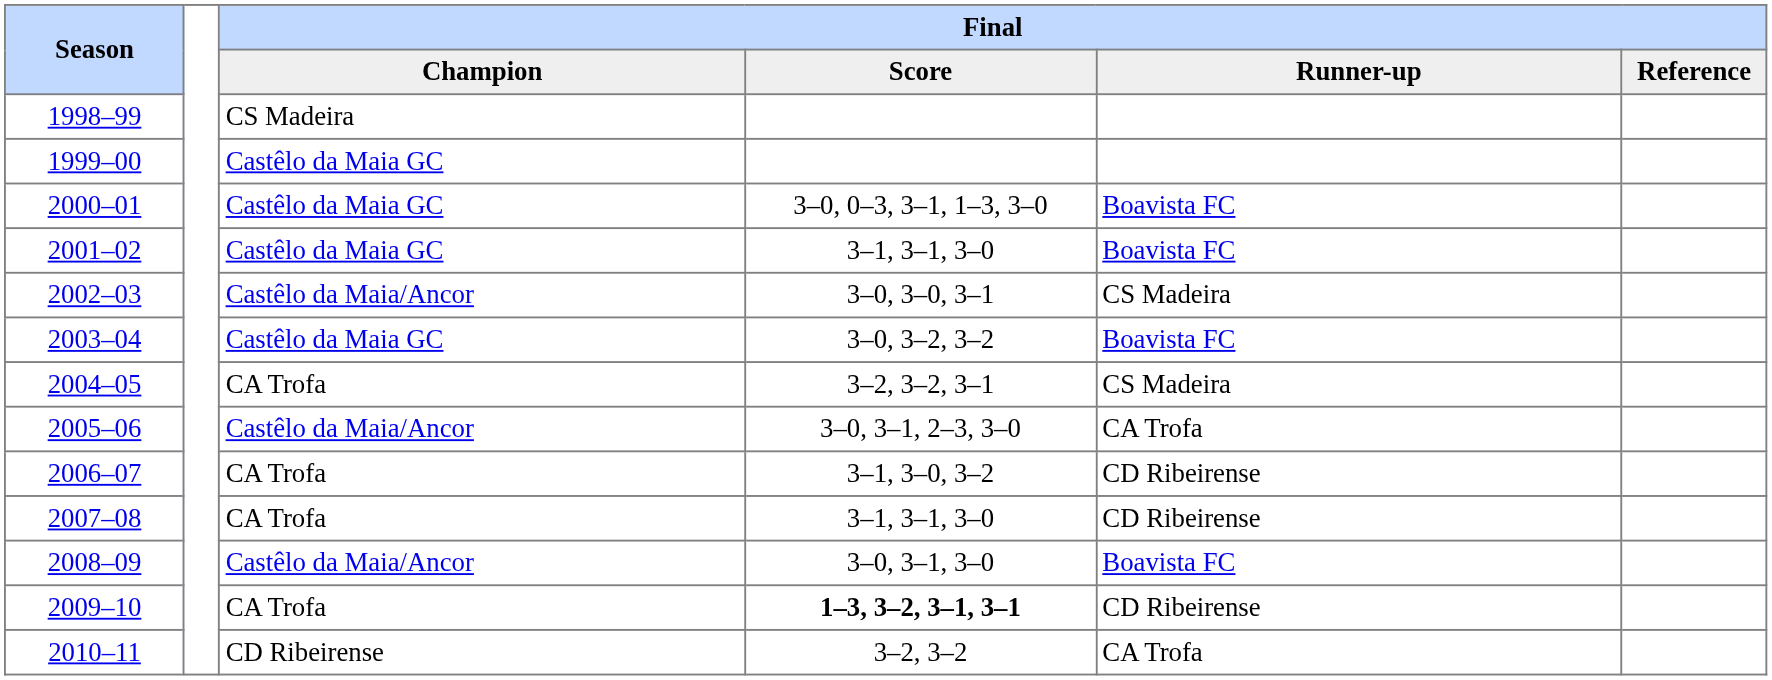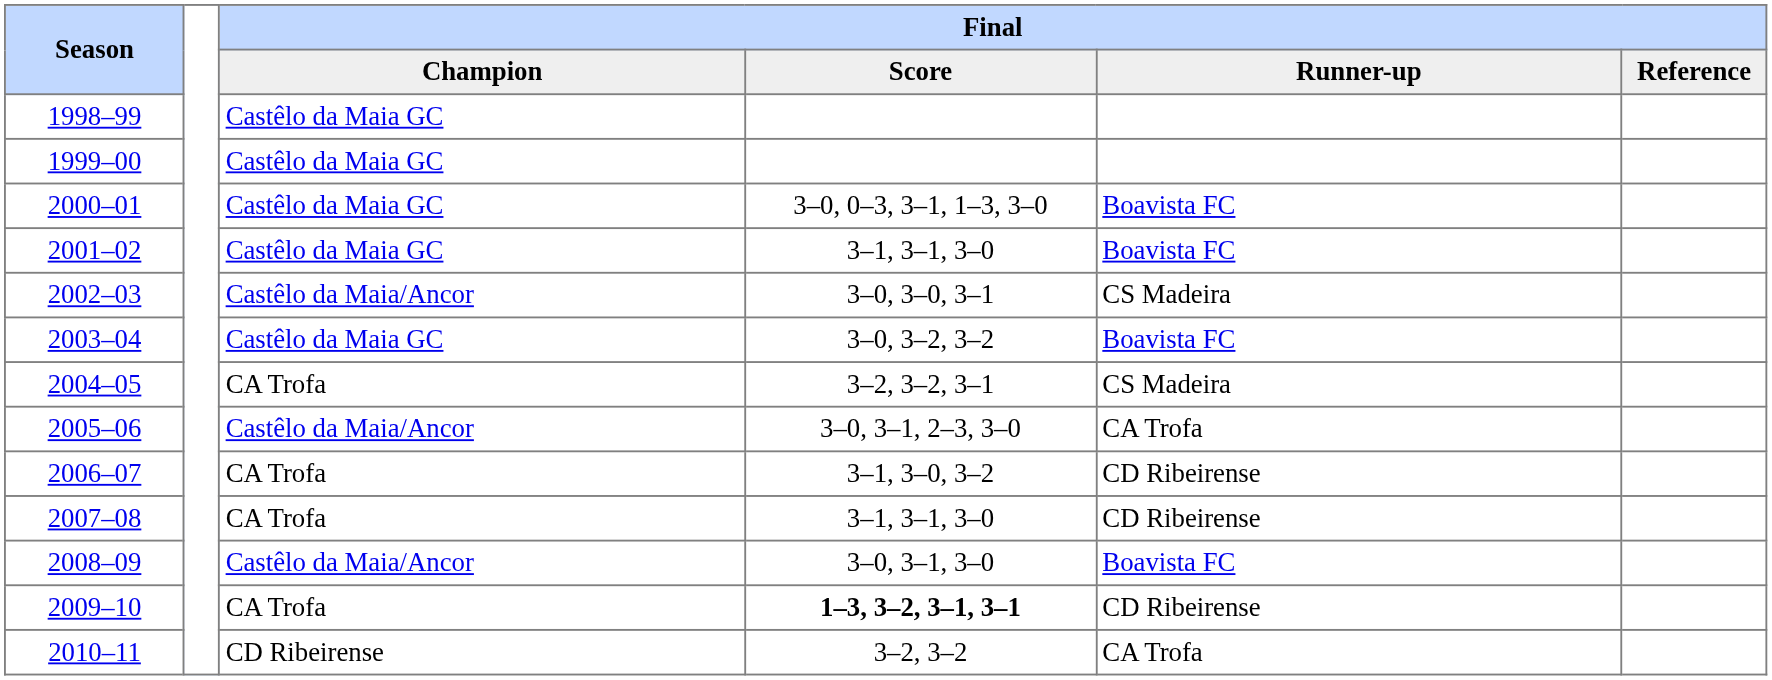(290, 116) CS Madeira -> (335, 116) Castêlo da Maia GC
